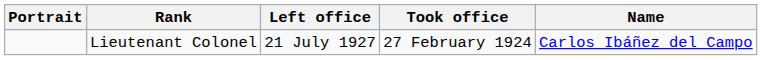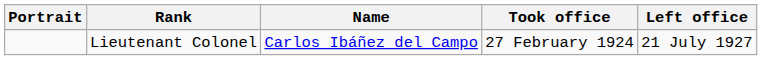columns swapped: (646, 17) <-> (320, 17)
